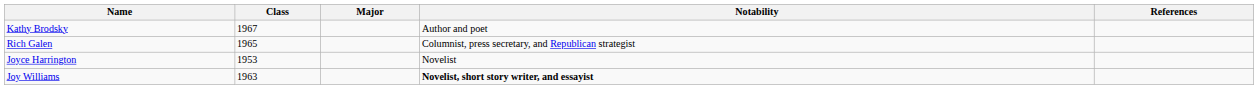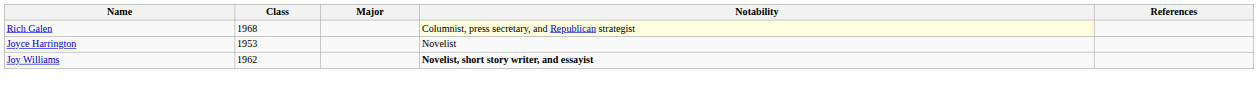- row: (37, 28)
(247, 44) 1965 -> (247, 28) 1968
(528, 44) no background -> (528, 28) lightyellow background
(247, 76) 1963 -> (247, 60) 1962
